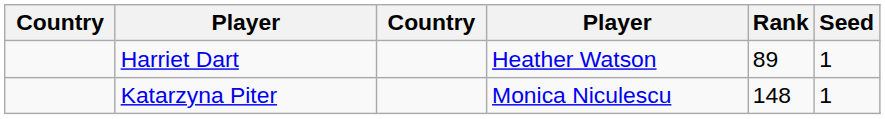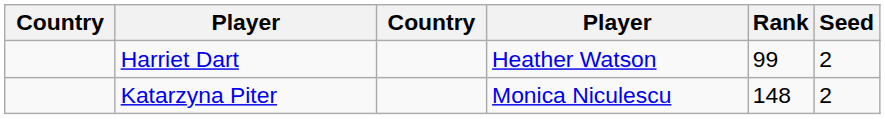(766, 58) 89 -> (766, 58) 99
(826, 58) 1 -> (826, 58) 2
(826, 95) 1 -> (826, 95) 2
